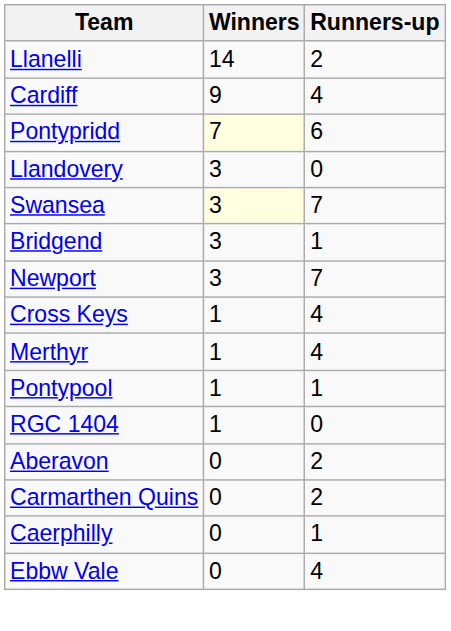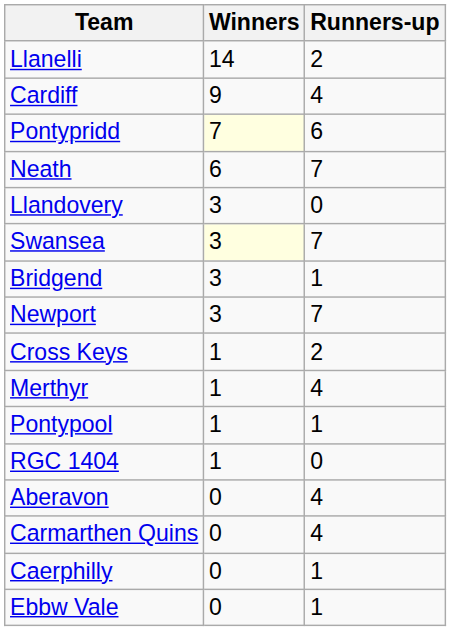+ row: (41, 168)
(317, 315) 4 -> (317, 351) 2
(317, 461) 2 -> (317, 497) 4
(317, 497) 2 -> (317, 534) 4
(317, 570) 4 -> (317, 607) 1
